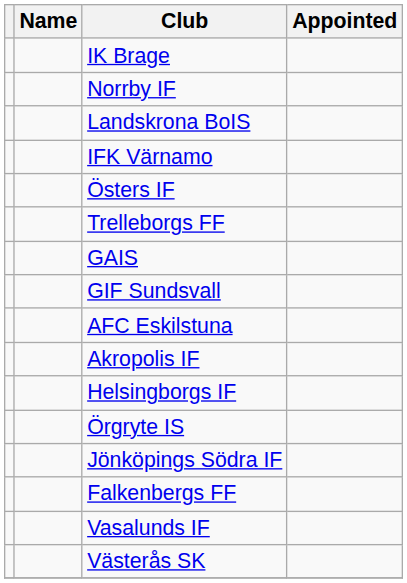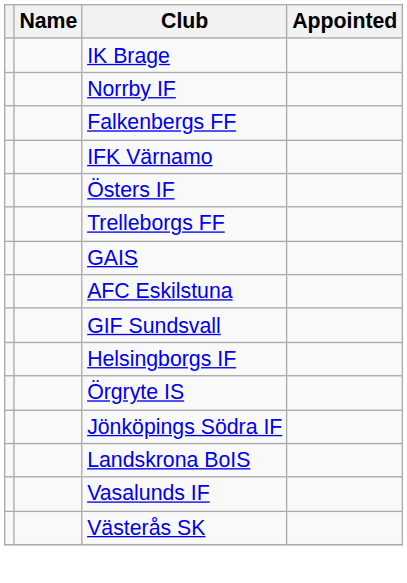rows swapped: (169, 122) <-> (162, 493)
rows swapped: (154, 291) <-> (160, 325)
- row: (143, 358)
